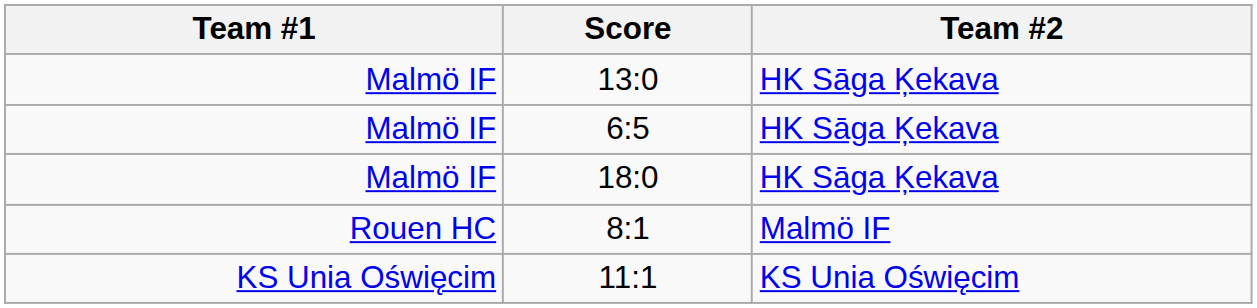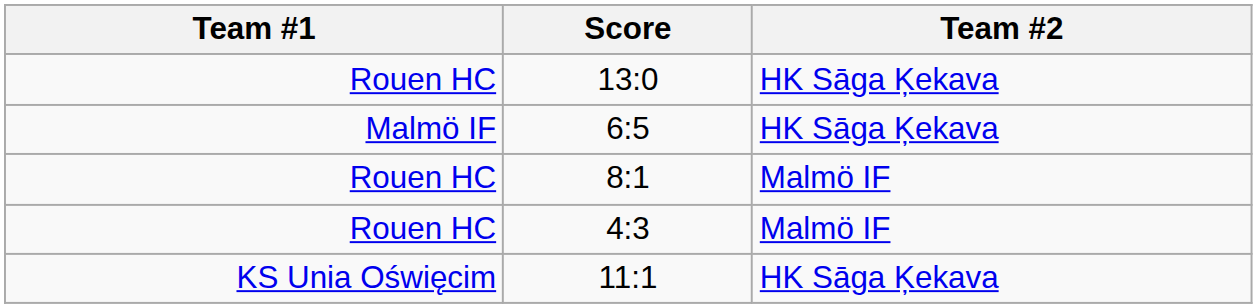(431, 79) Malmö IF -> (423, 79) Rouen HC
- row: (628, 178)
+ row: (628, 228)
(890, 278) KS Unia Oświęcim -> (879, 278) HK Sāga Ķekava
